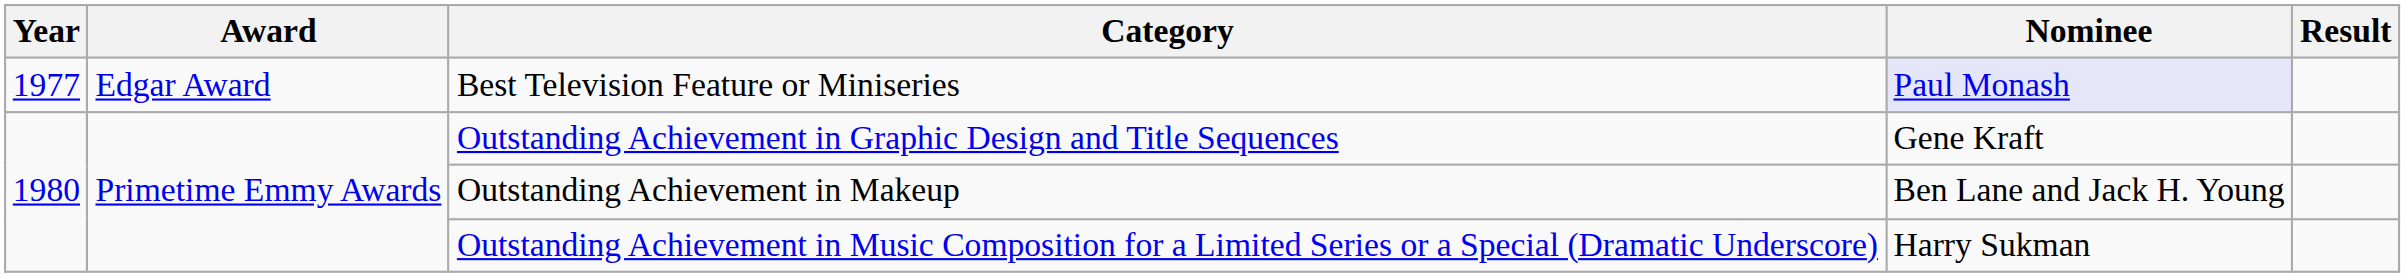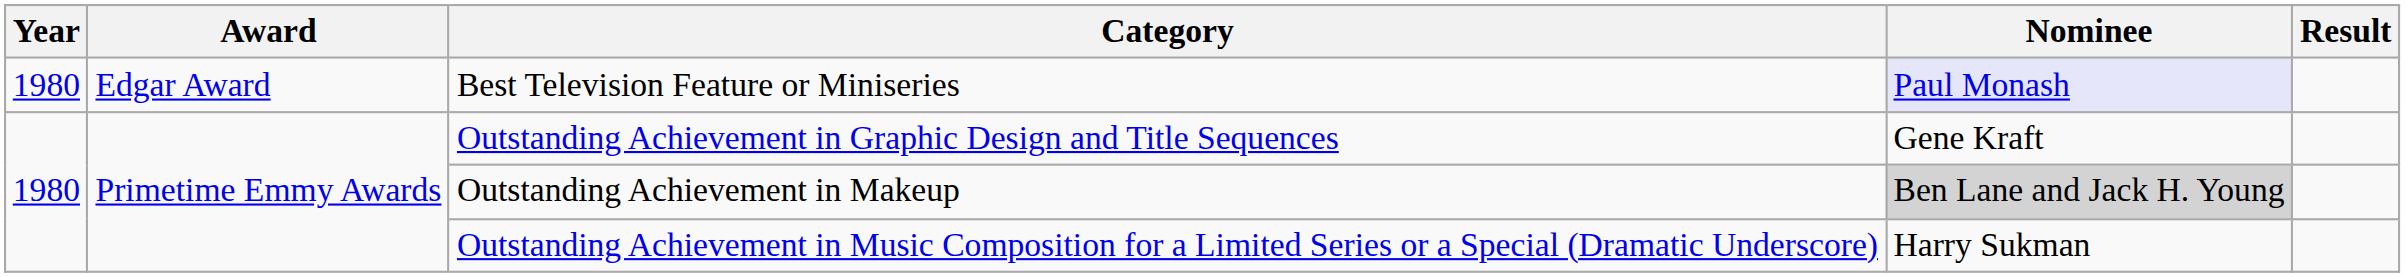(46, 84) 1977 -> (46, 84) 1980
(2089, 191) no background -> (2089, 191) lightgrey background
